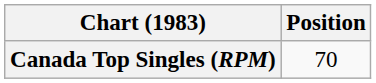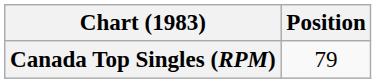(326, 59) 70 -> (326, 59) 79
